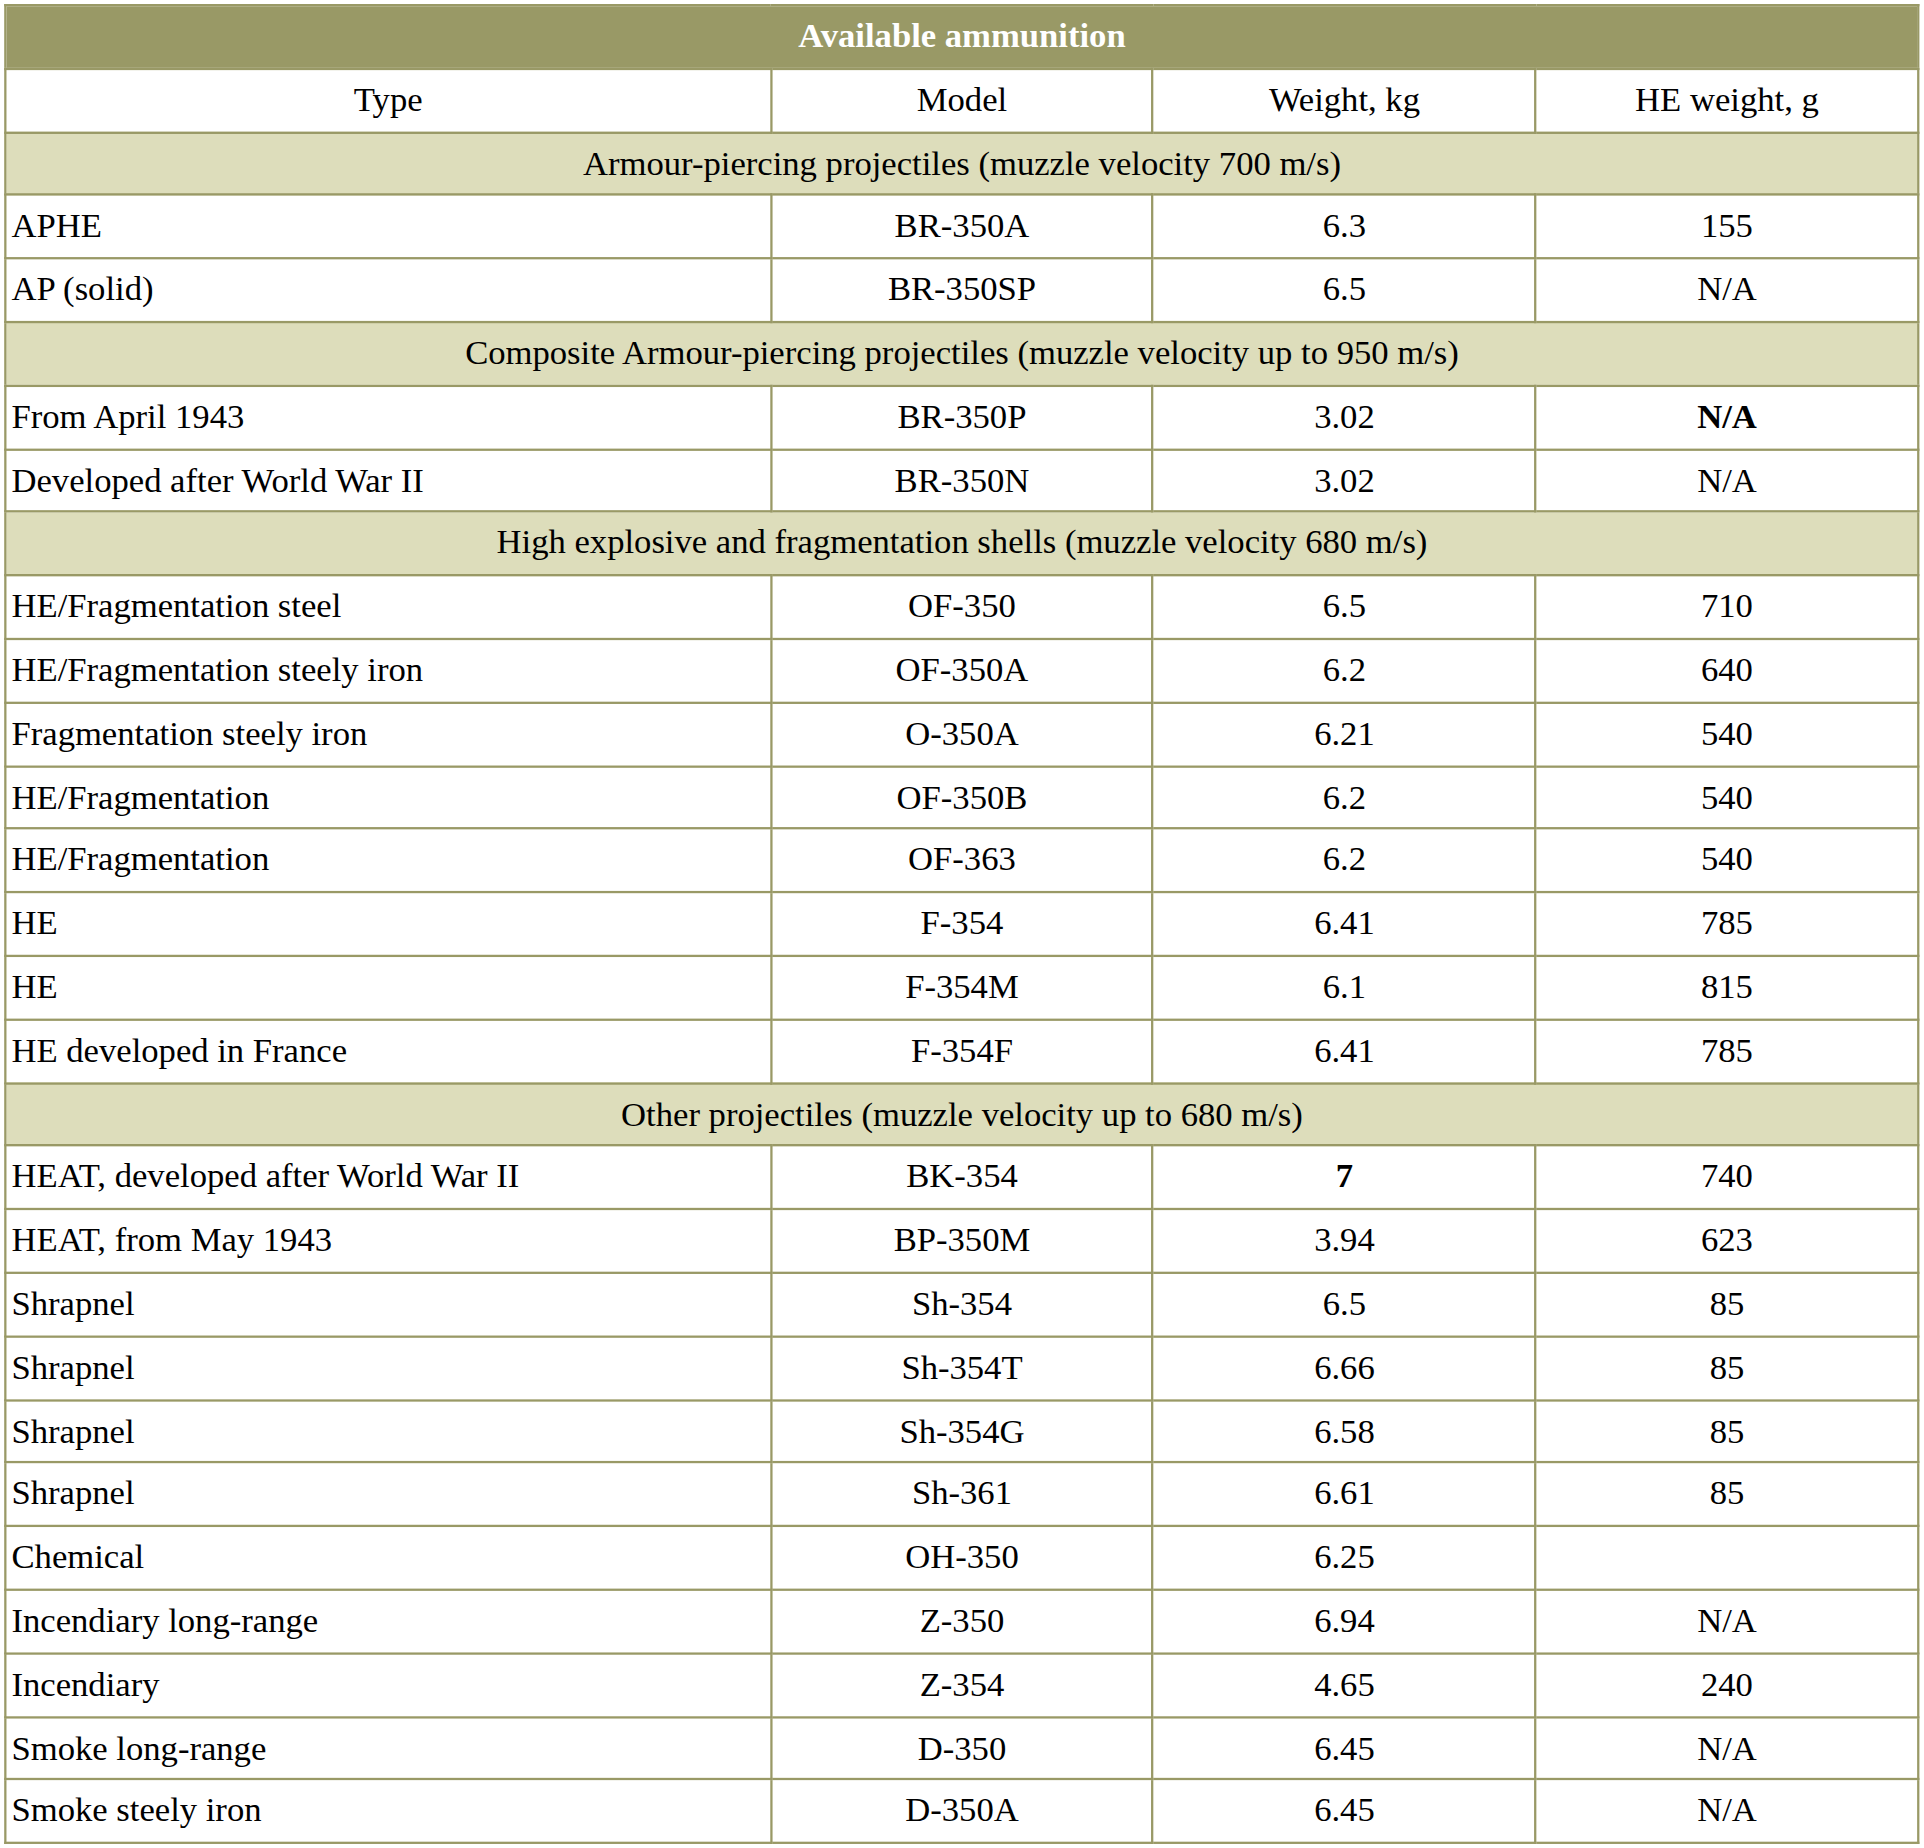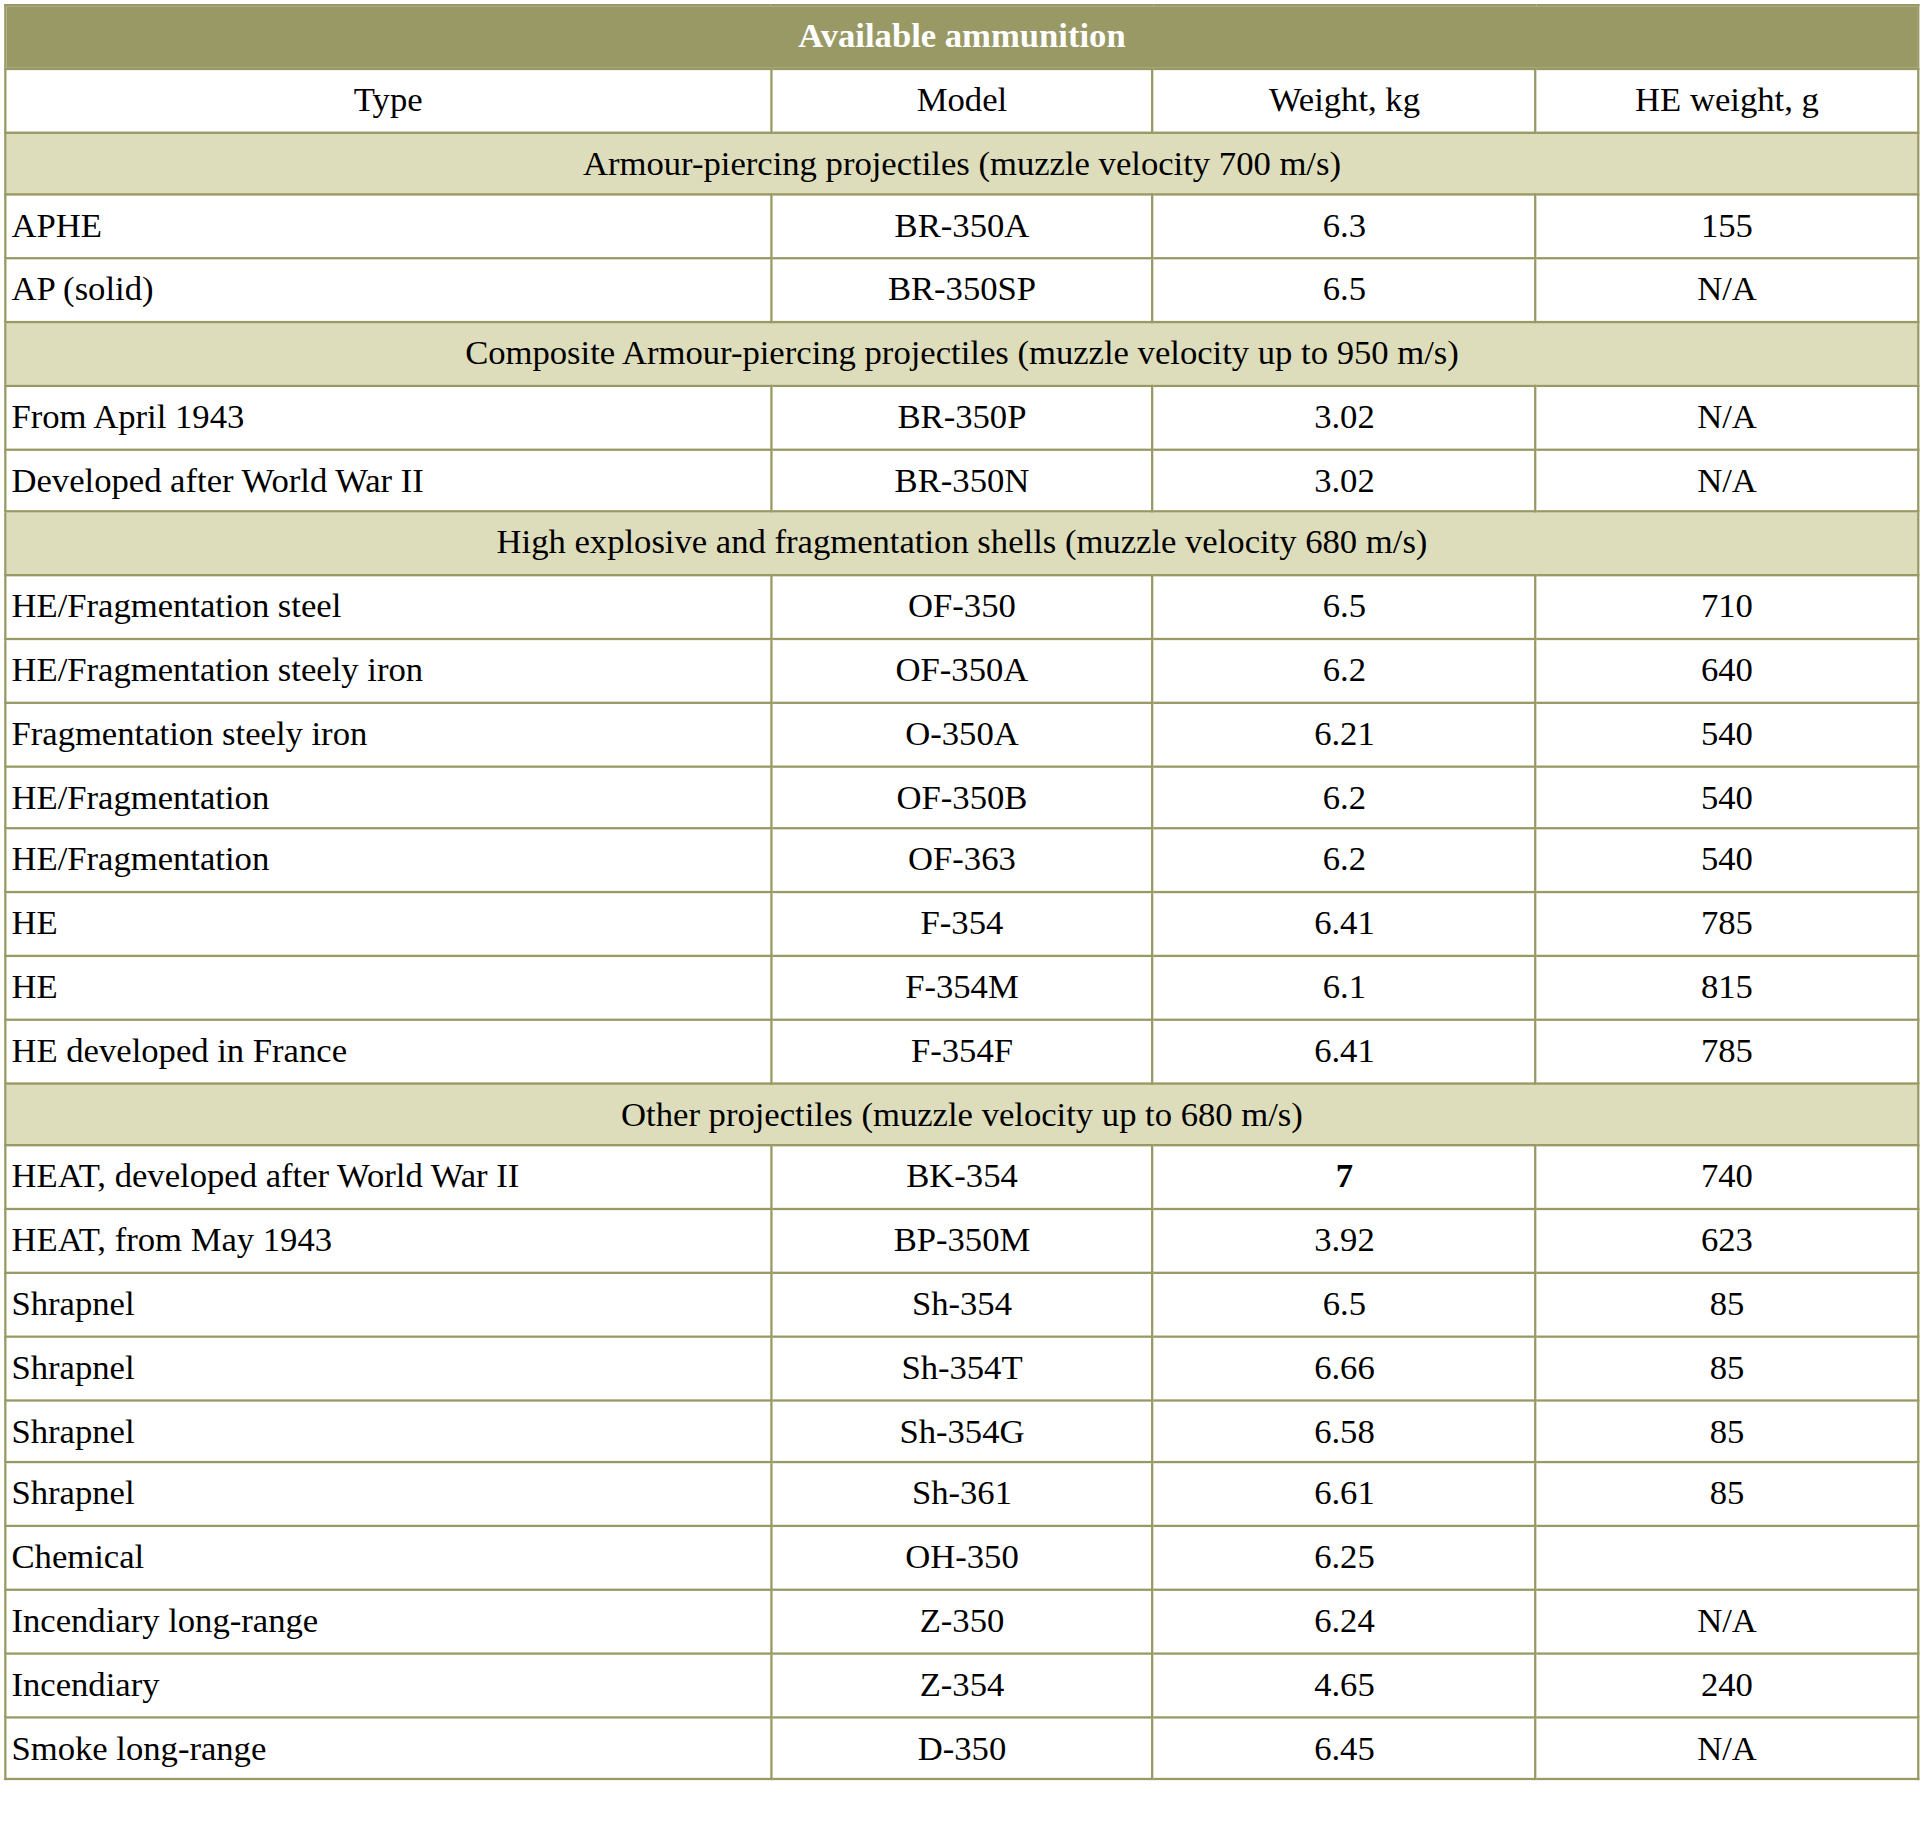(1727, 415) bold -> (1727, 415) normal
(1344, 1239) 3.94 -> (1344, 1239) 3.92
(1344, 1619) 6.94 -> (1344, 1619) 6.24
- row: (962, 1809)
